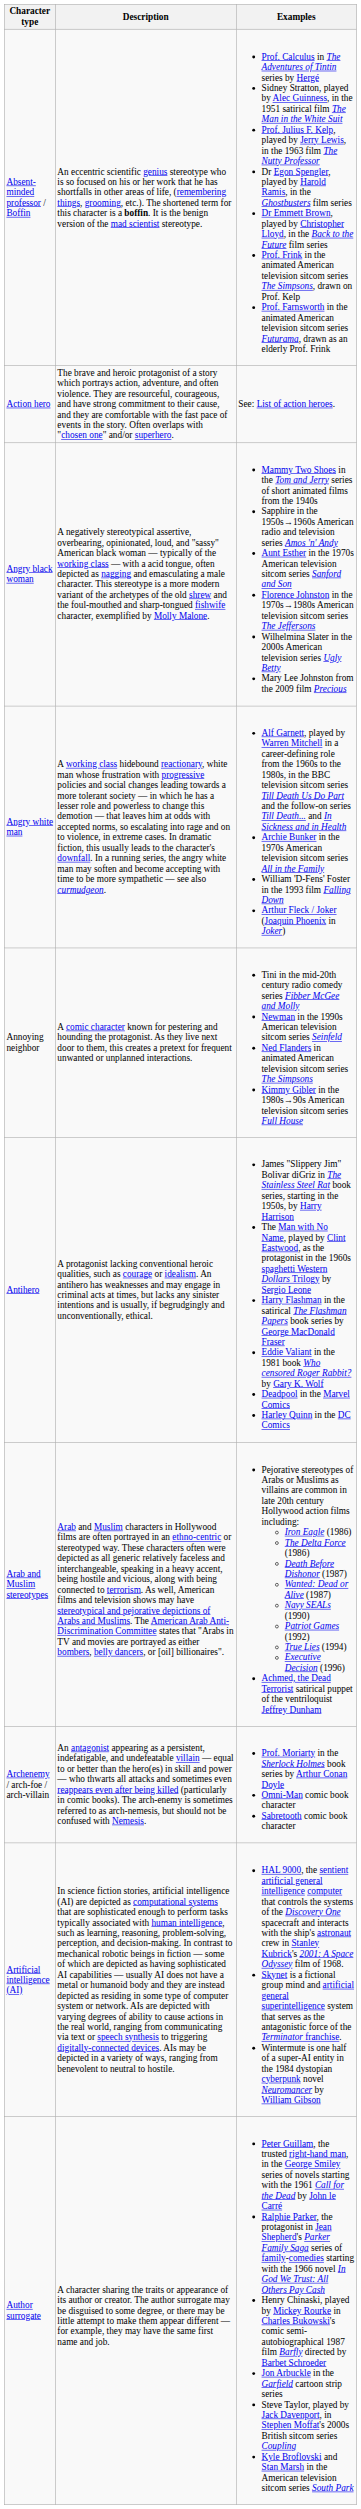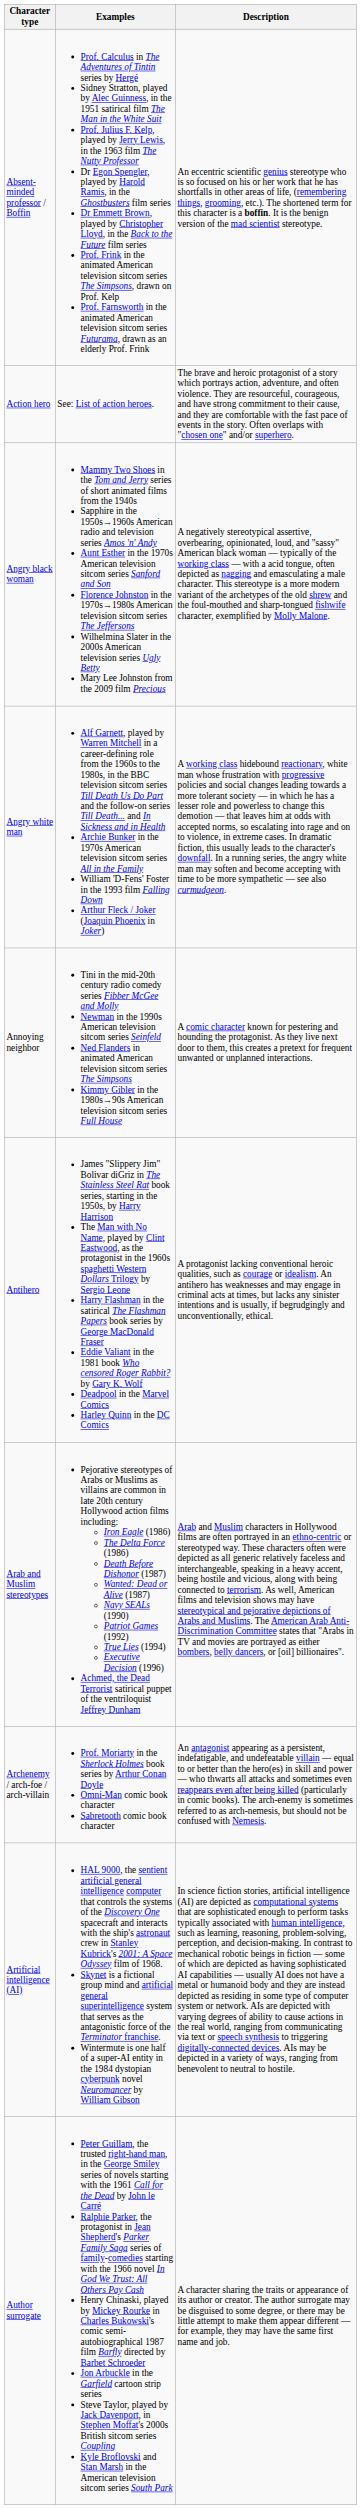columns swapped: (146, 17) <-> (296, 17)
